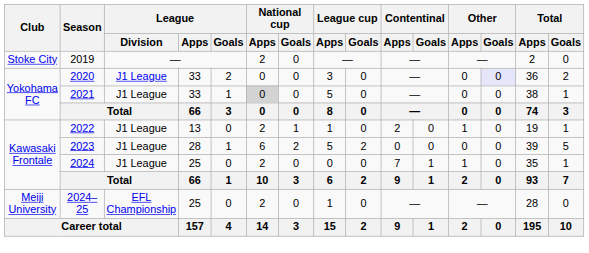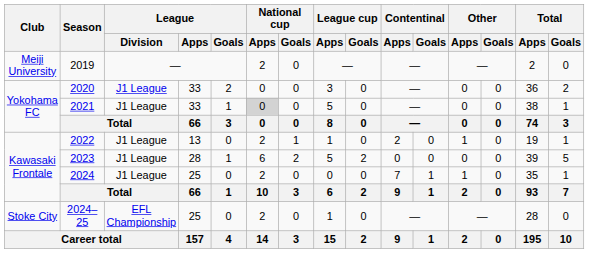(32, 59) Stoke City -> (32, 65) Meiji University
(498, 77) lavender background -> (498, 89) no background
(32, 204) Meiji University -> (32, 216) Stoke City
